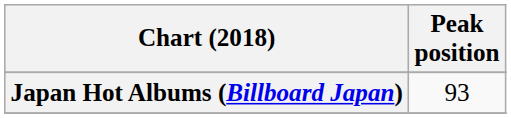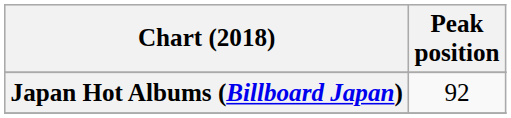(457, 92) 93 -> (457, 92) 92
